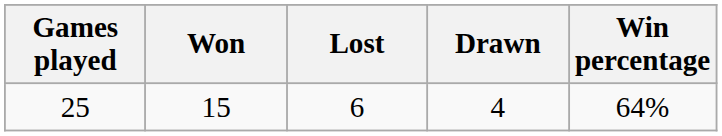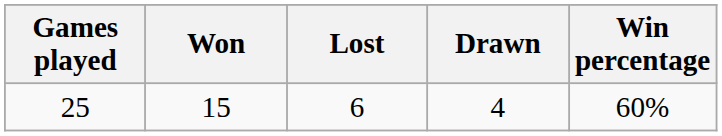(643, 106) 64% -> (643, 106) 60%
